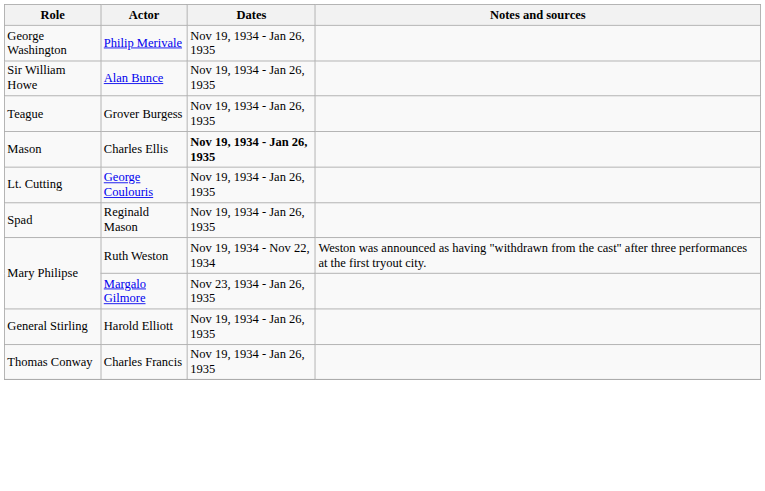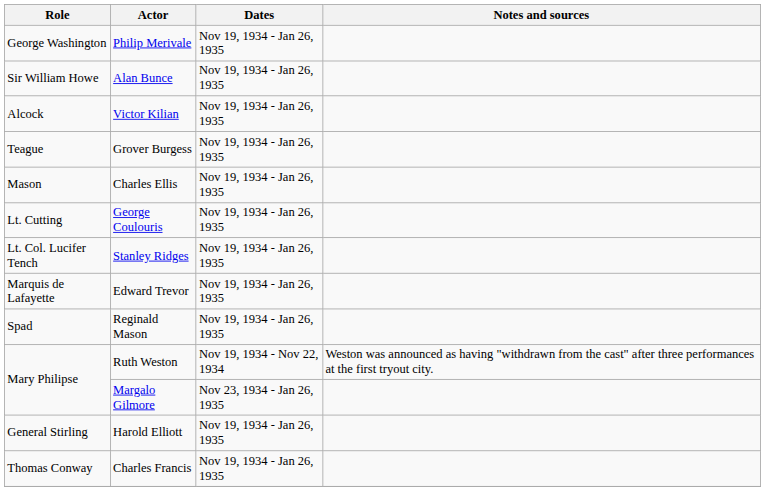+ row: (146, 114)
(249, 149) bold -> (256, 185) normal
+ row: (151, 255)
+ row: (151, 291)
